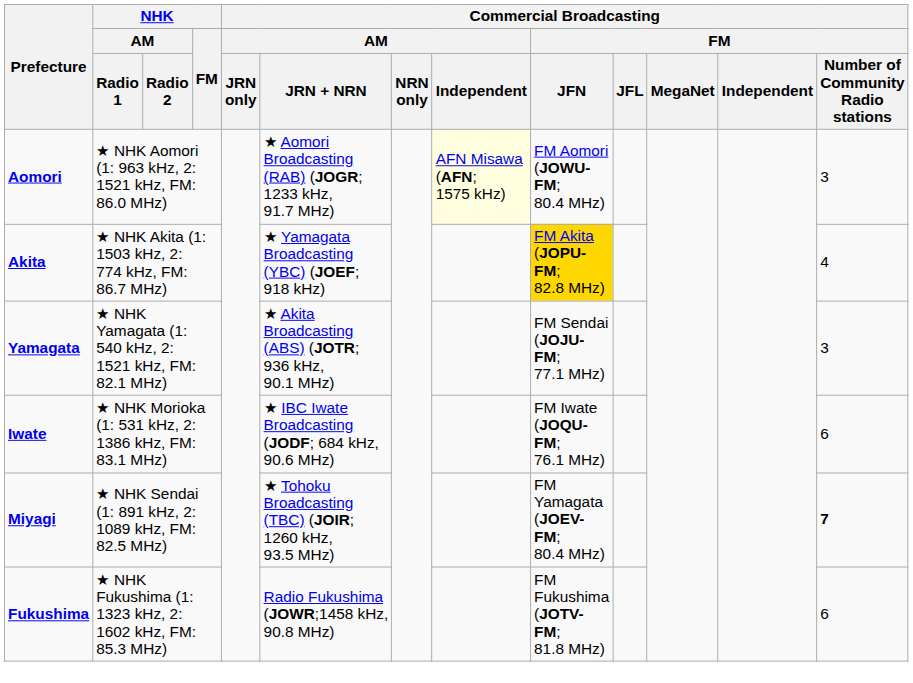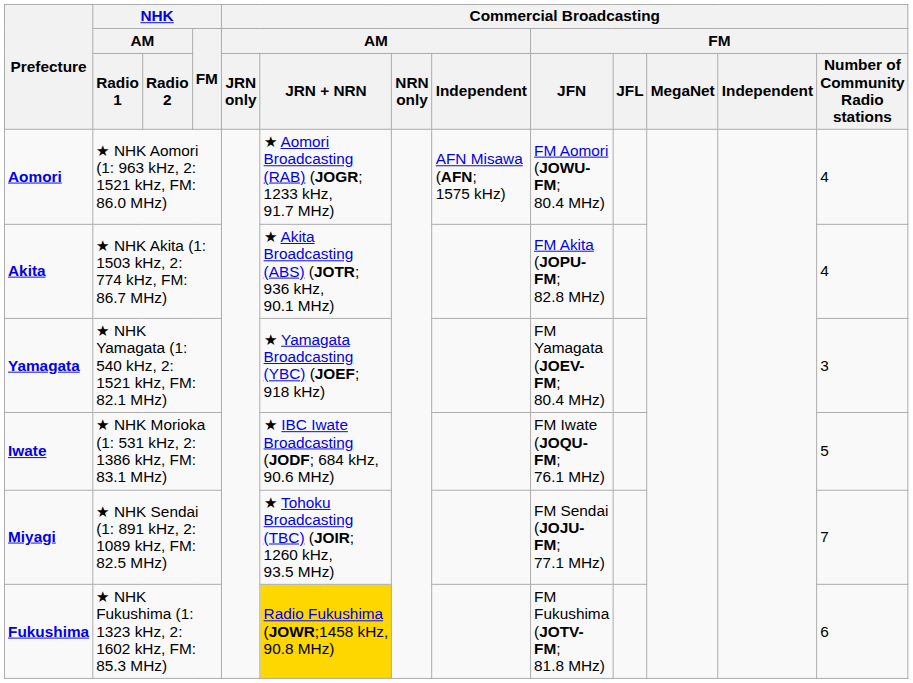(479, 176) lightyellow background -> (479, 176) no background
(824, 176) 3 -> (824, 176) 4
(311, 262) ★ Yamagata Broadcasting (YBC) (JOEF; 918 kHz) -> (311, 271) ★ Akita Broadcasting (ABS) (JOTR; 936 kHz, 90.1 MHz)
(569, 262) gold background -> (569, 271) no background
(311, 348) ★ Akita Broadcasting (ABS) (JOTR; 936 kHz, 90.1 MHz) -> (311, 365) ★ Yamagata Broadcasting (YBC) (JOEF; 918 kHz)
(571, 348) FM Sendai (JOJU-FM; 77.1 MHz) -> (569, 365) FM Yamagata (JOEV-FM; 80.4 MHz)
(824, 434) 6 -> (824, 451) 5
(569, 519) FM Yamagata (JOEV-FM; 80.4 MHz) -> (571, 537) FM Sendai (JOJU-FM; 77.1 MHz)
(824, 519) bold -> (824, 537) normal
(326, 614) no background -> (326, 631) gold background
